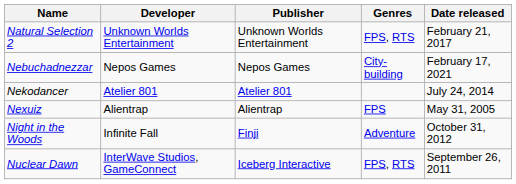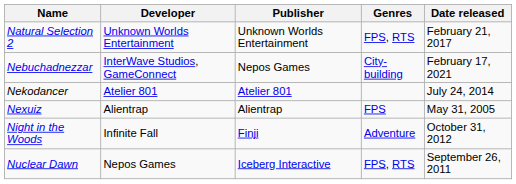(140, 67) Nepos Games -> (151, 67) InterWave Studios, GameConnect
(151, 163) InterWave Studios, GameConnect -> (140, 163) Nepos Games
